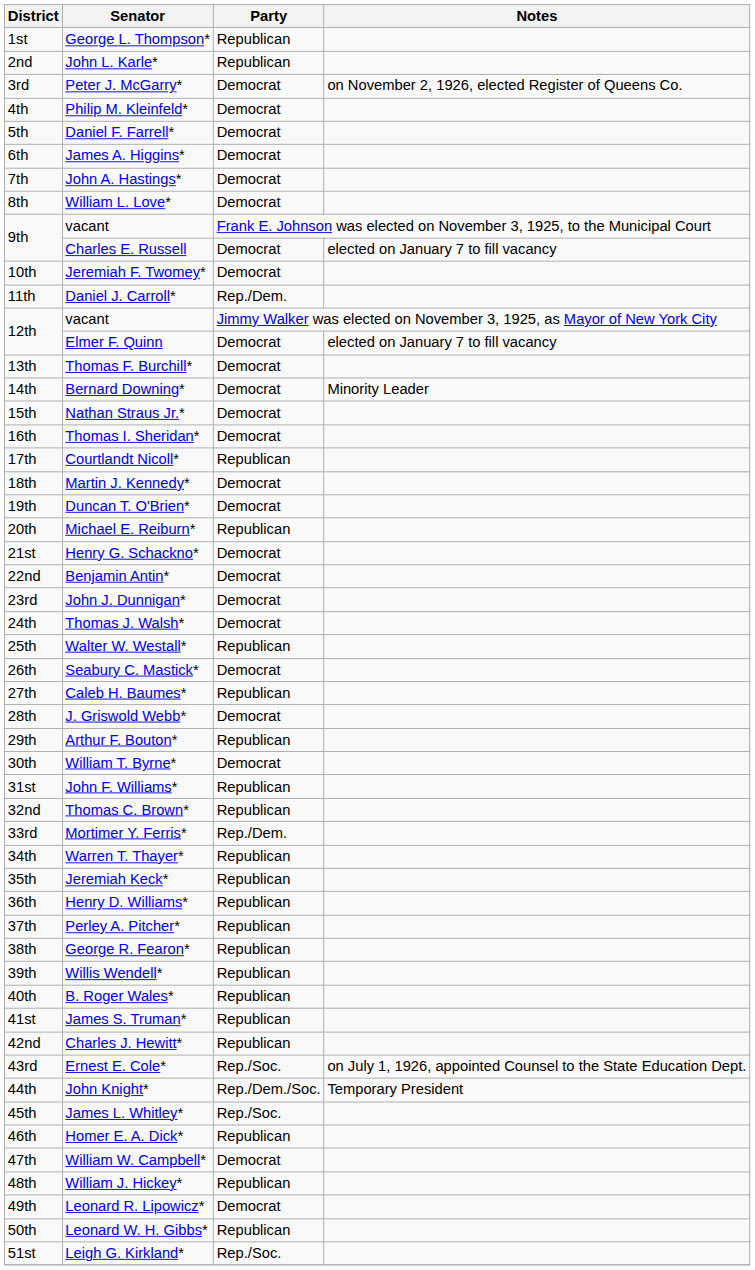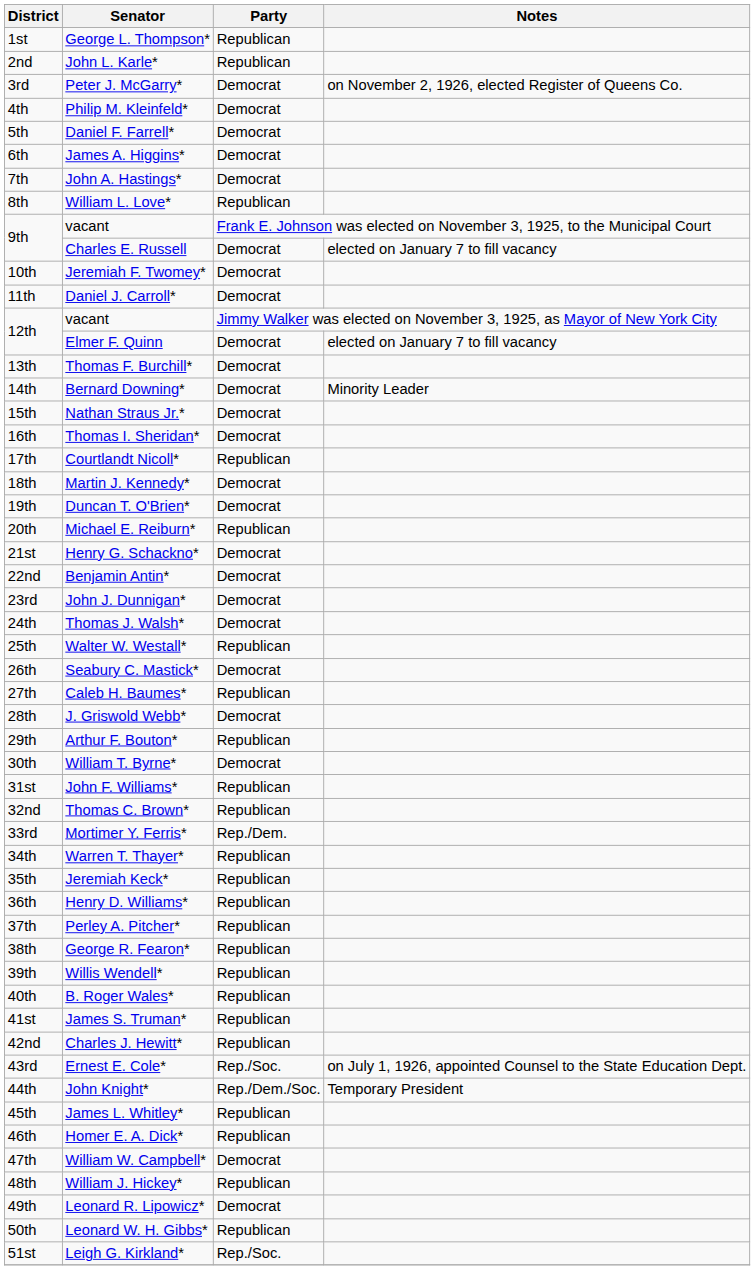(249, 202) Democrat -> (254, 202) Republican
(252, 296) Rep./Dem. -> (249, 296) Democrat
(249, 1113) Rep./Soc. -> (254, 1113) Republican
